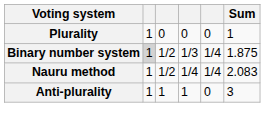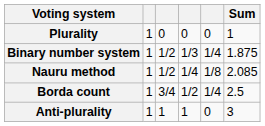(149, 53) lightgrey background -> (149, 53) no background
(212, 72) 1/4 -> (212, 72) 1/8
(242, 72) 2.083 -> (242, 72) 2.085
+ row: (74, 92)
